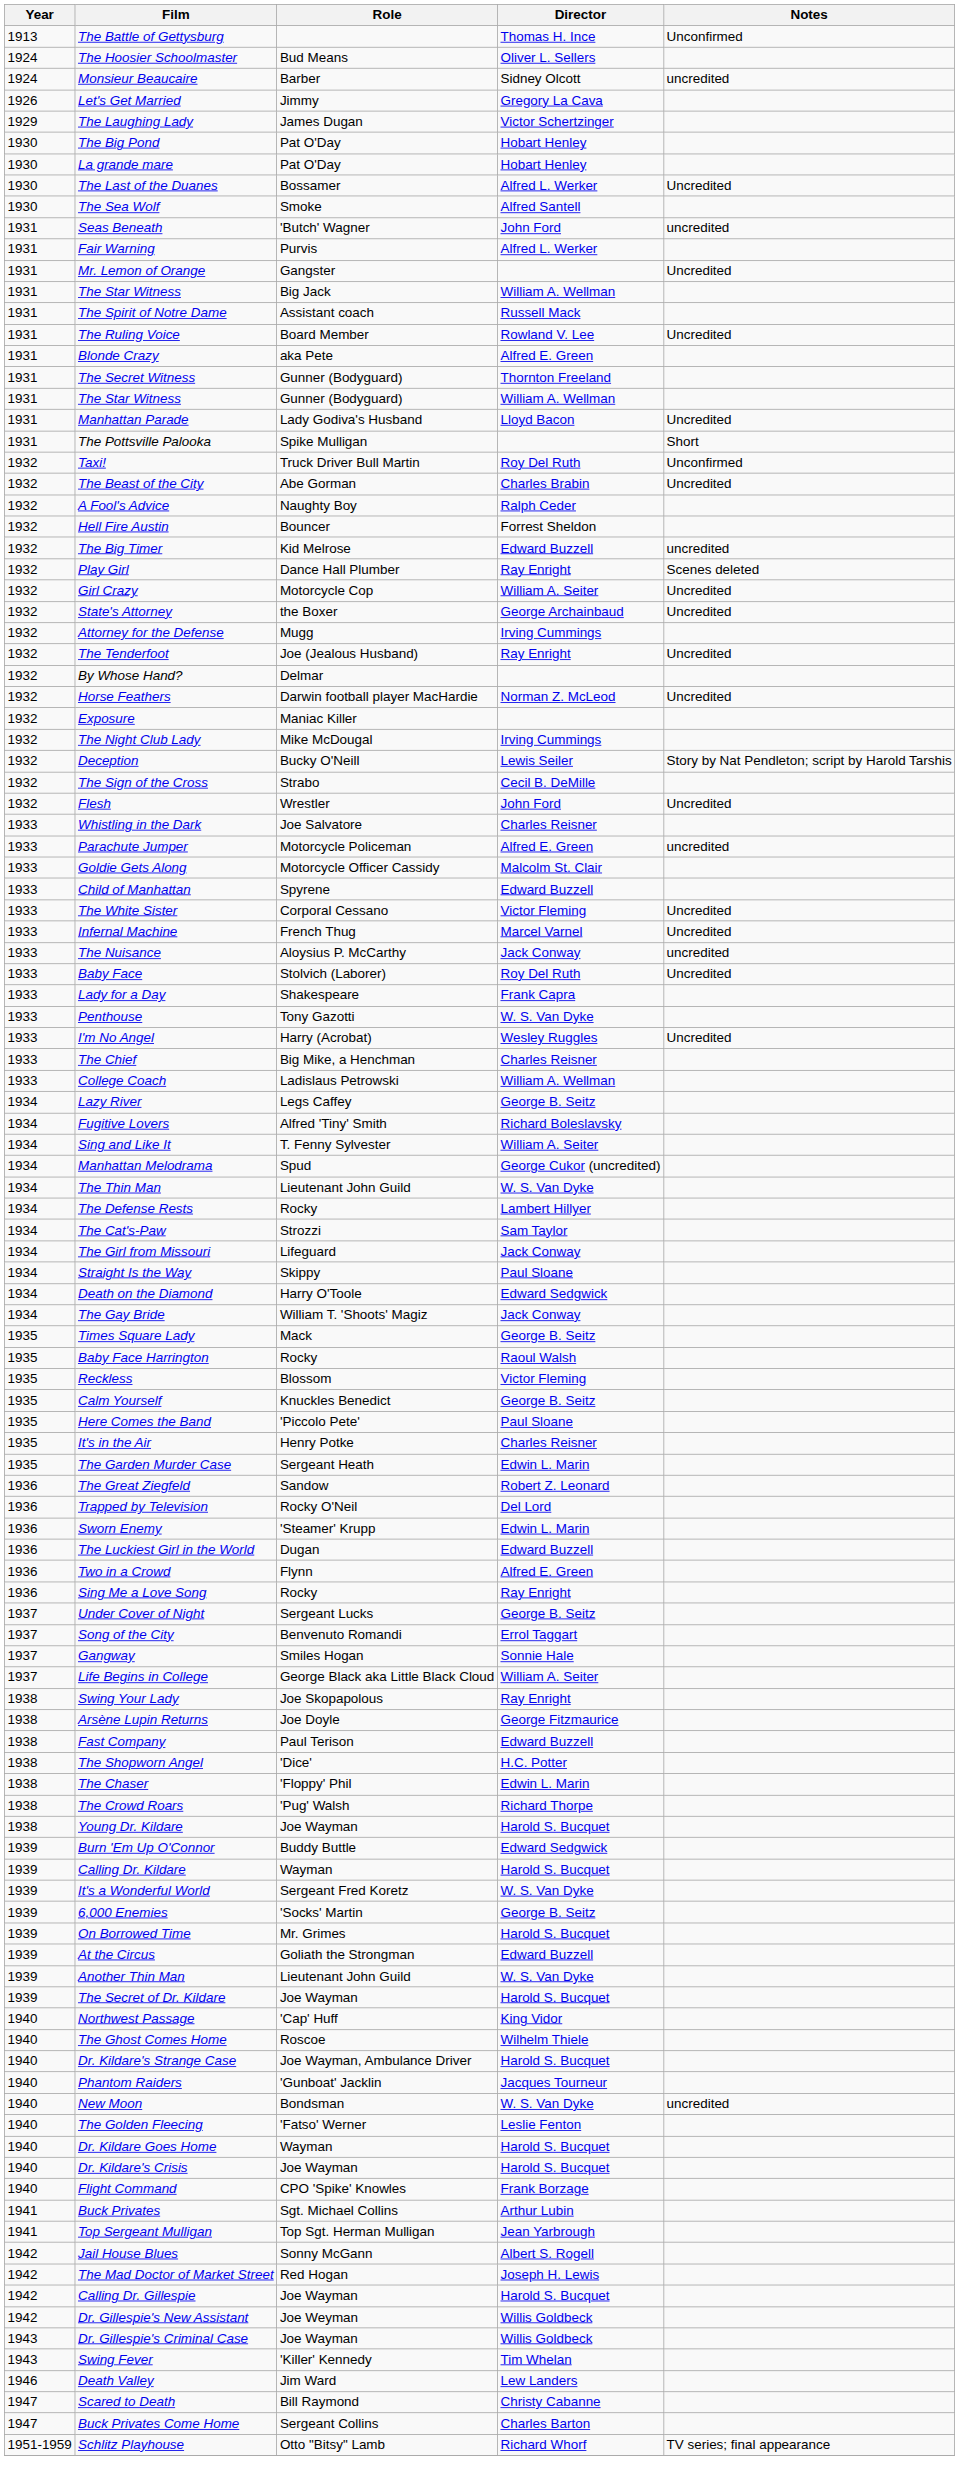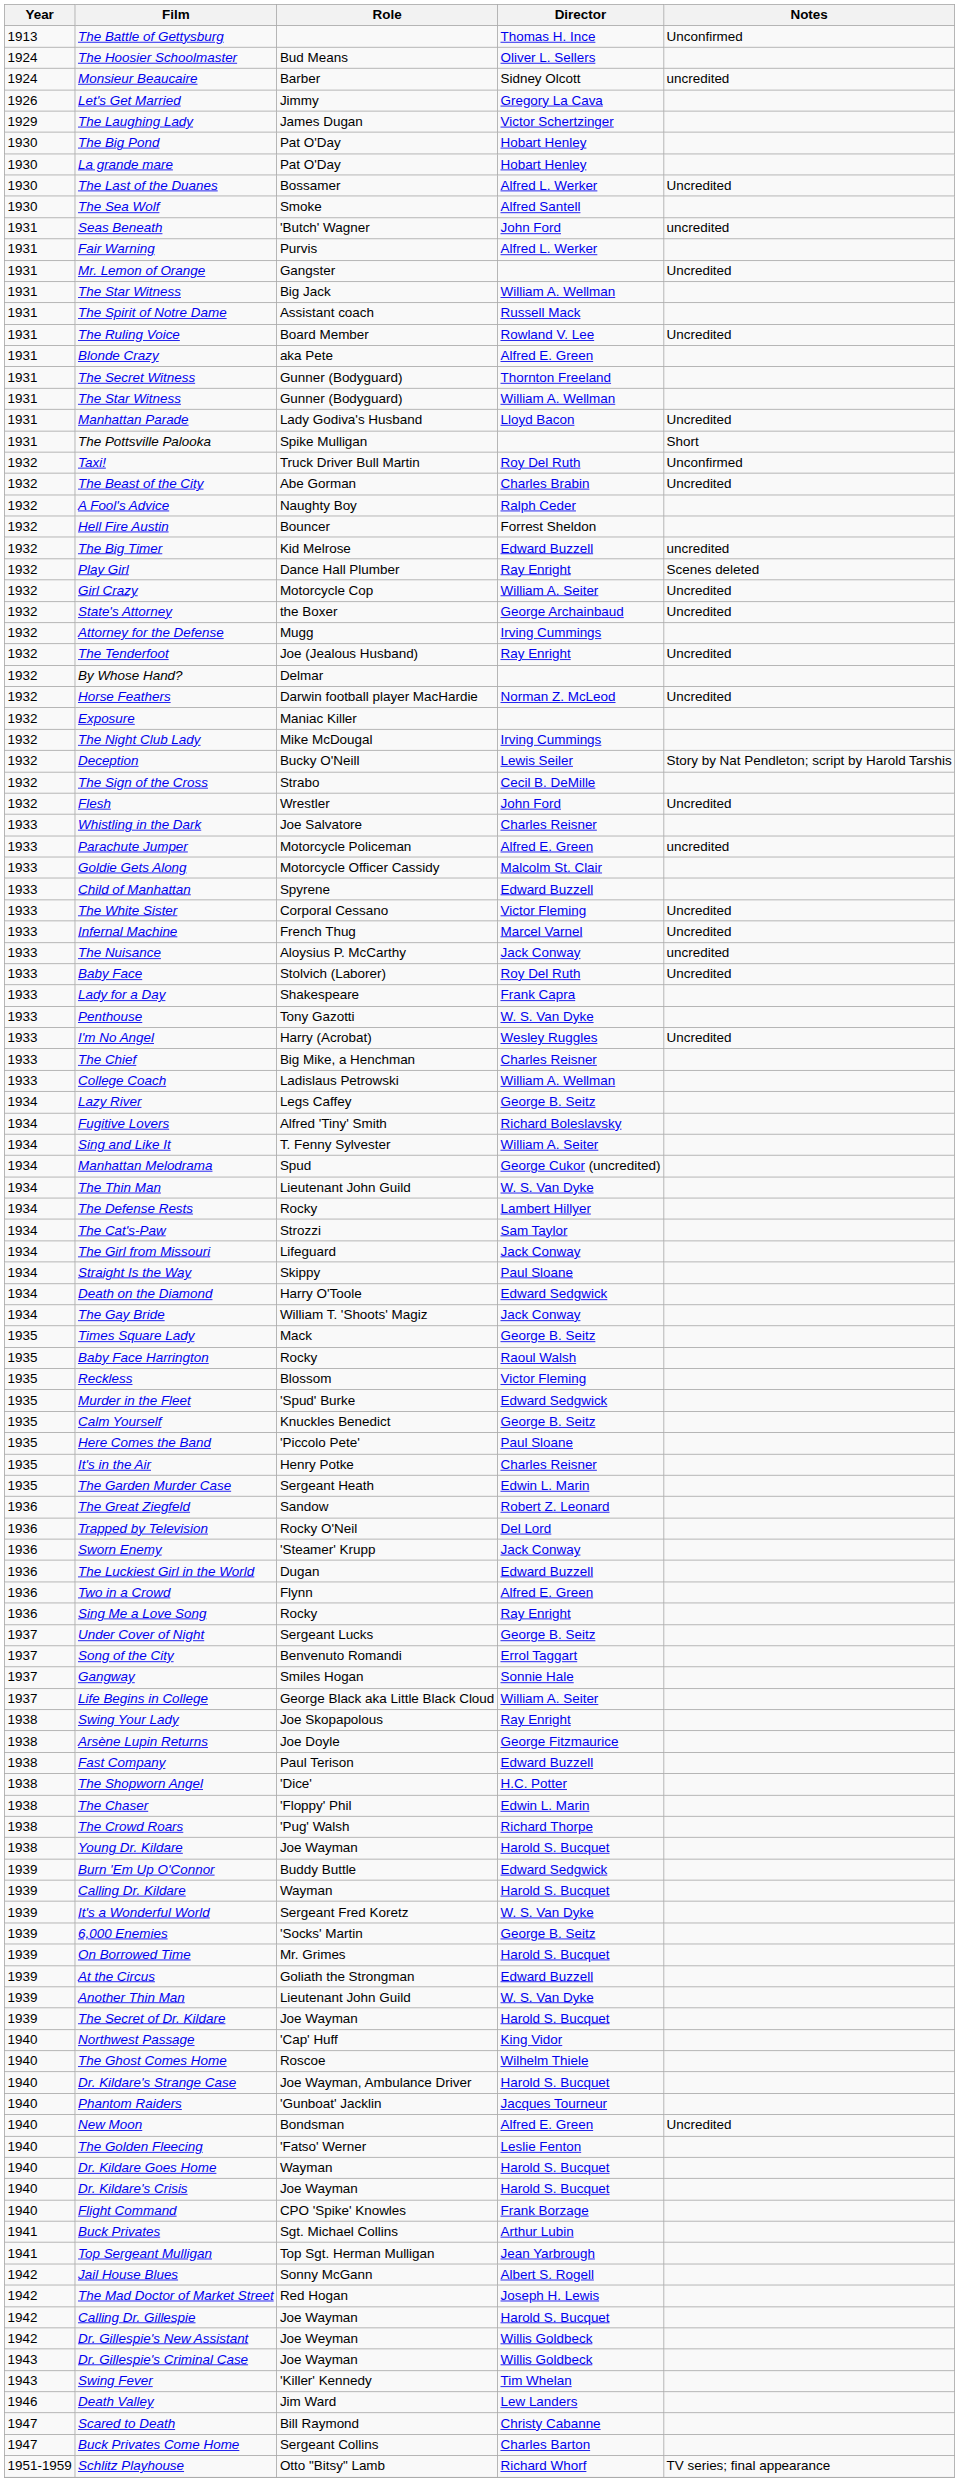+ row: (134, 1400)
(545, 1528) Edwin L. Marin -> (540, 1549) Jack Conway
(547, 2104) W. S. Van Dyke -> (547, 2125) Alfred E. Green
(698, 2104) uncredited -> (699, 2125) Uncredited
